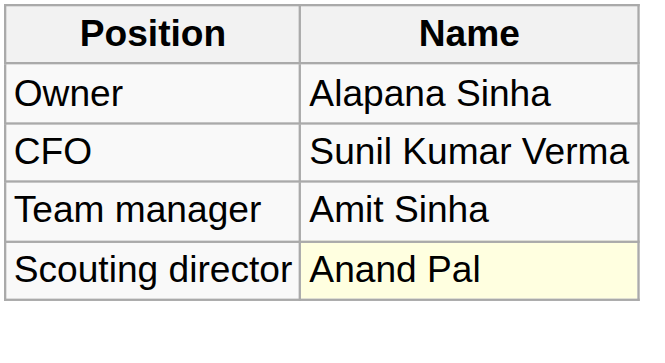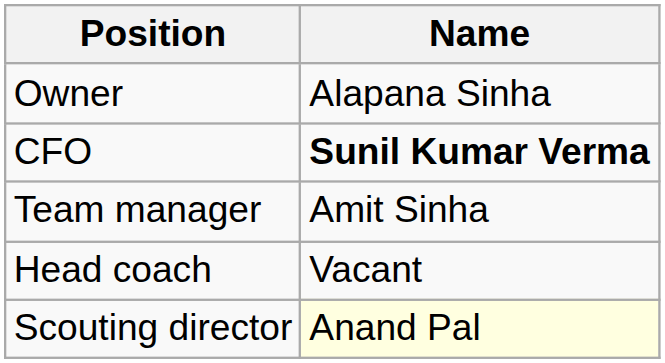(469, 151) normal -> (480, 151) bold
+ row: (113, 269)
